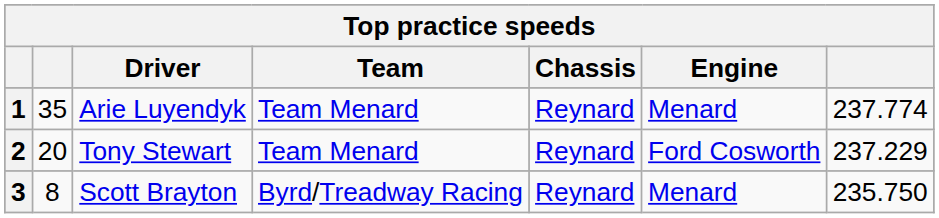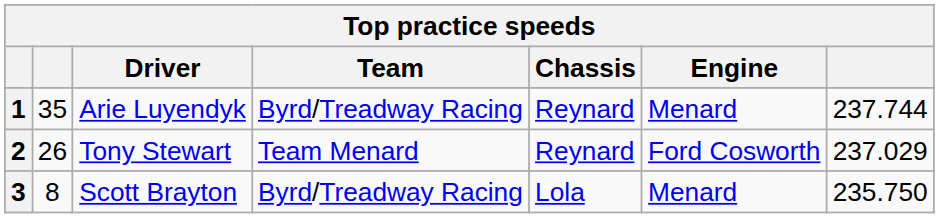(338, 109) Team Menard -> (390, 109) Byrd/Treadway Racing
(880, 109) 237.774 -> (880, 109) 237.744
(52, 151) 20 -> (52, 151) 26
(880, 151) 237.229 -> (880, 151) 237.029
(585, 192) Reynard -> (560, 192) Lola
